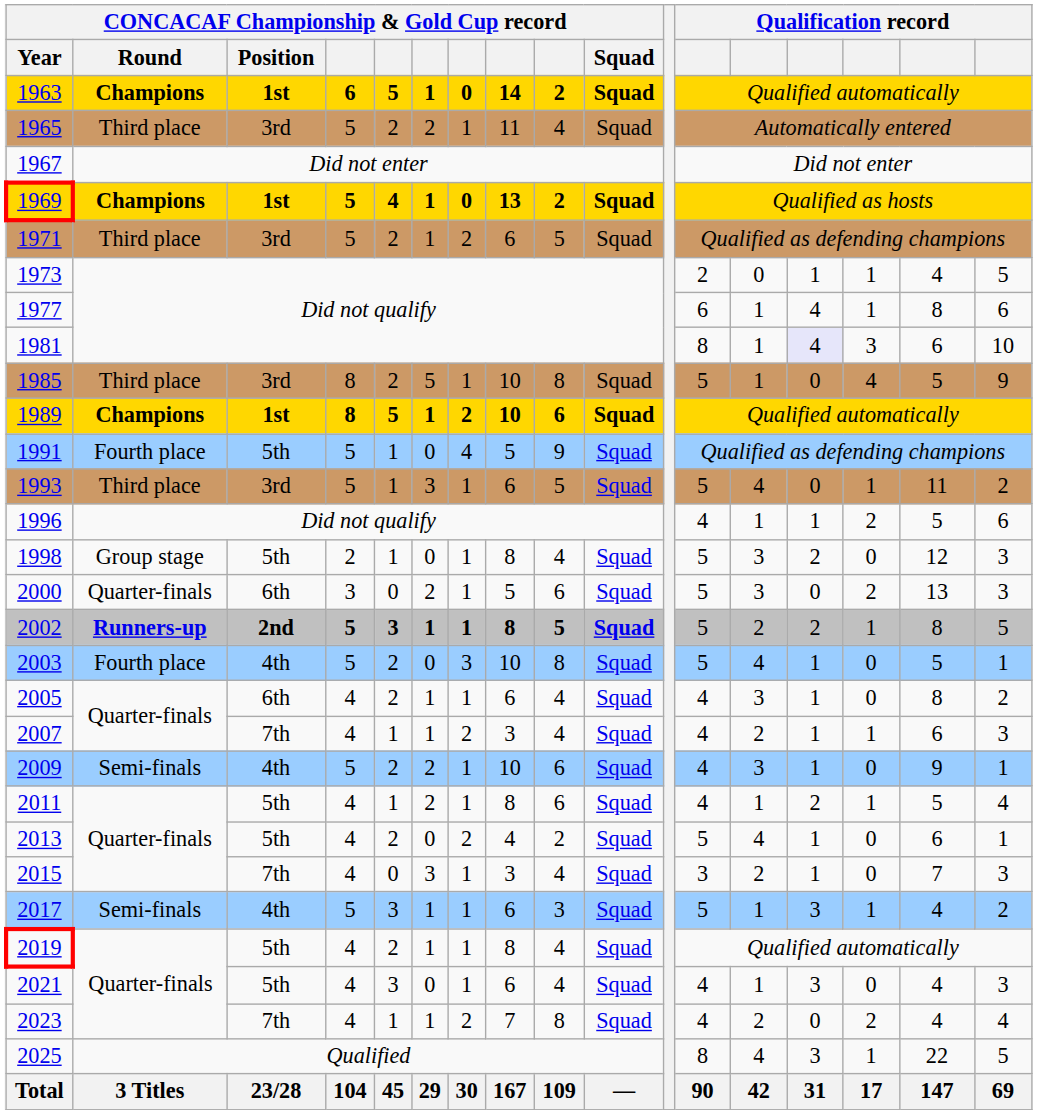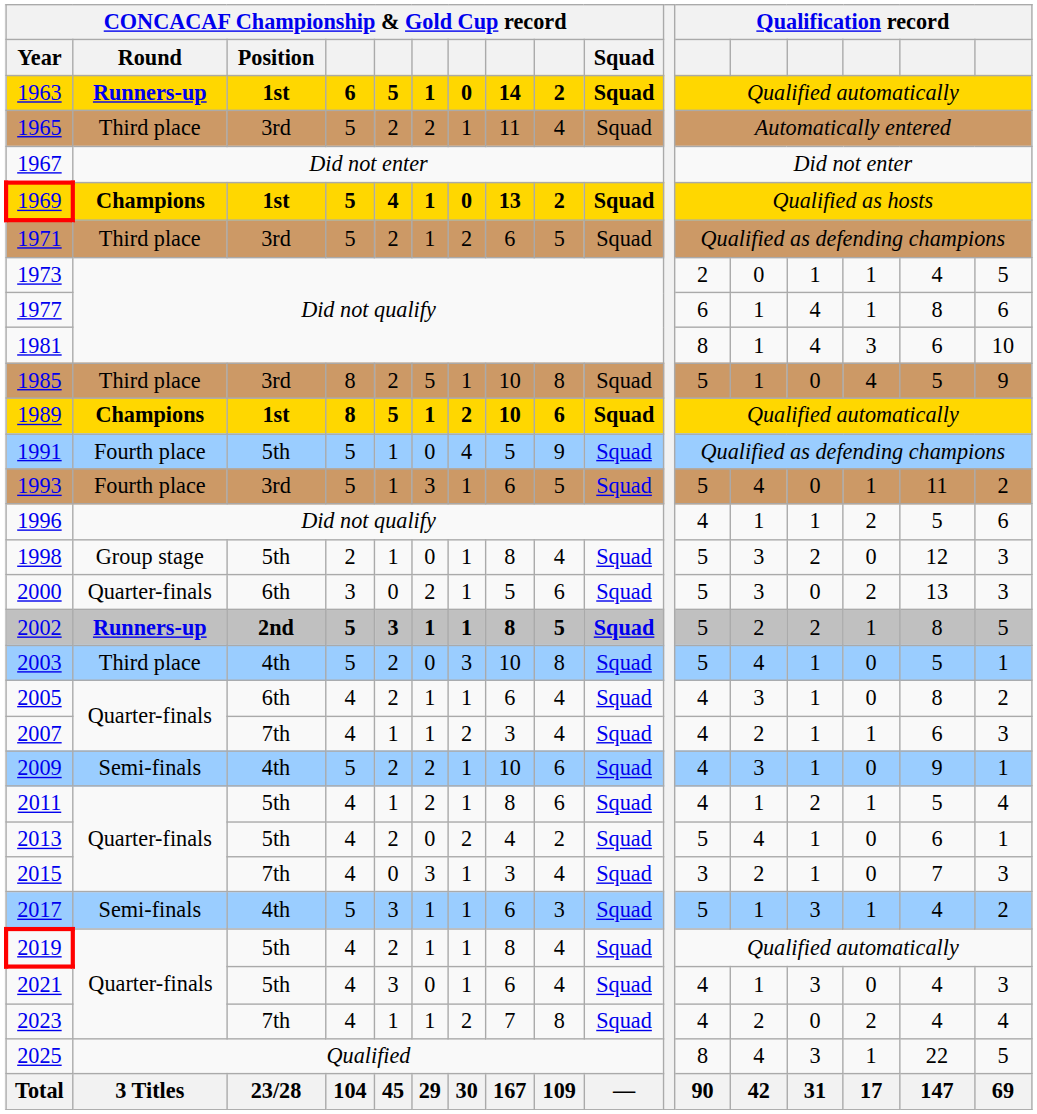(150, 92) Champions -> (150, 92) Runners-up
(815, 345) lavender background -> (815, 345) no background
(150, 486) Third place -> (150, 486) Fourth place
(150, 662) Fourth place -> (150, 662) Third place
